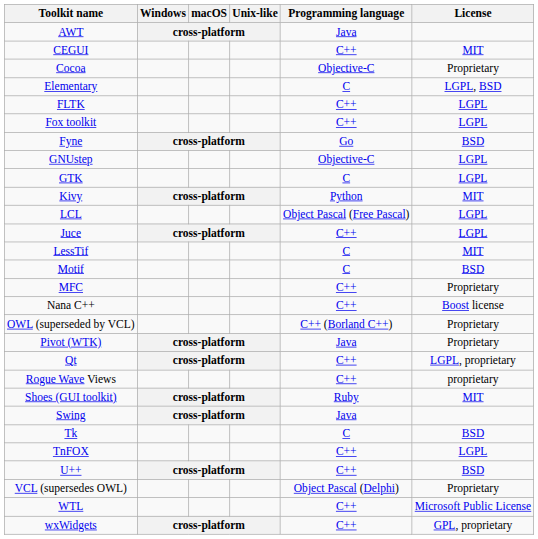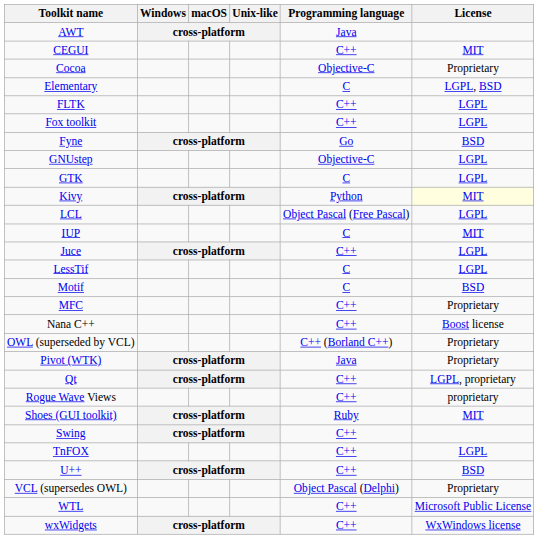(473, 196) no background -> (473, 196) lightyellow background
+ row: (71, 232)
(473, 251) MIT -> (473, 269) LGPL
(346, 415) Java -> (346, 433) C++
- row: (71, 433)
(473, 525) GPL, proprietary -> (473, 525) WxWindows license
